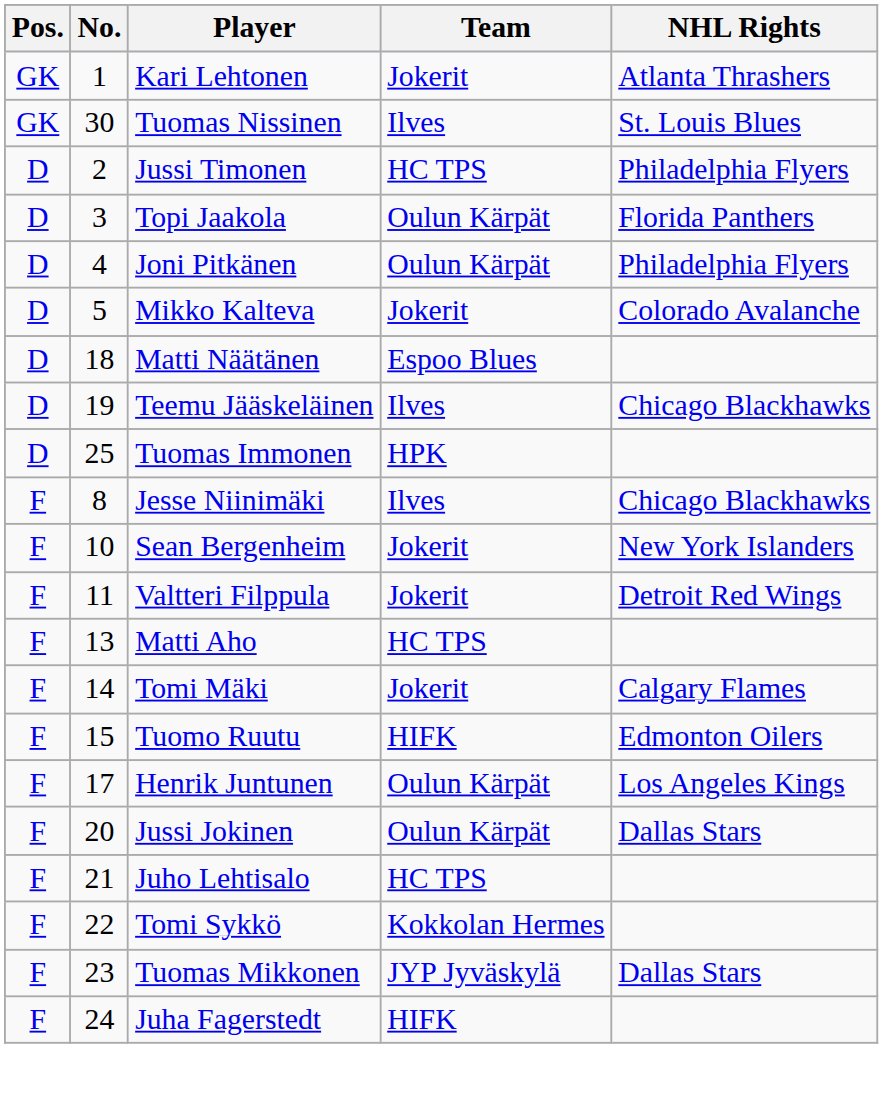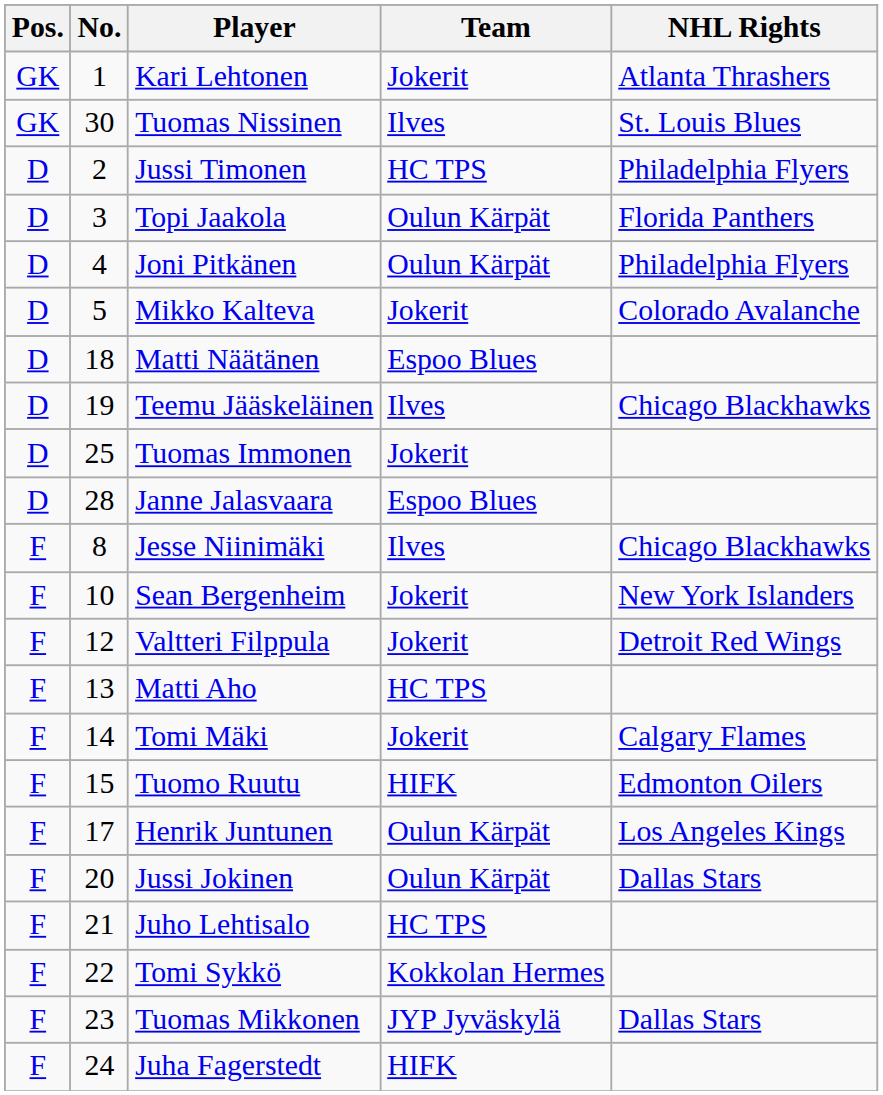(417, 452) HPK -> (428, 452) Jokerit
+ row: (234, 500)
(99, 594) 11 -> (99, 641) 12
